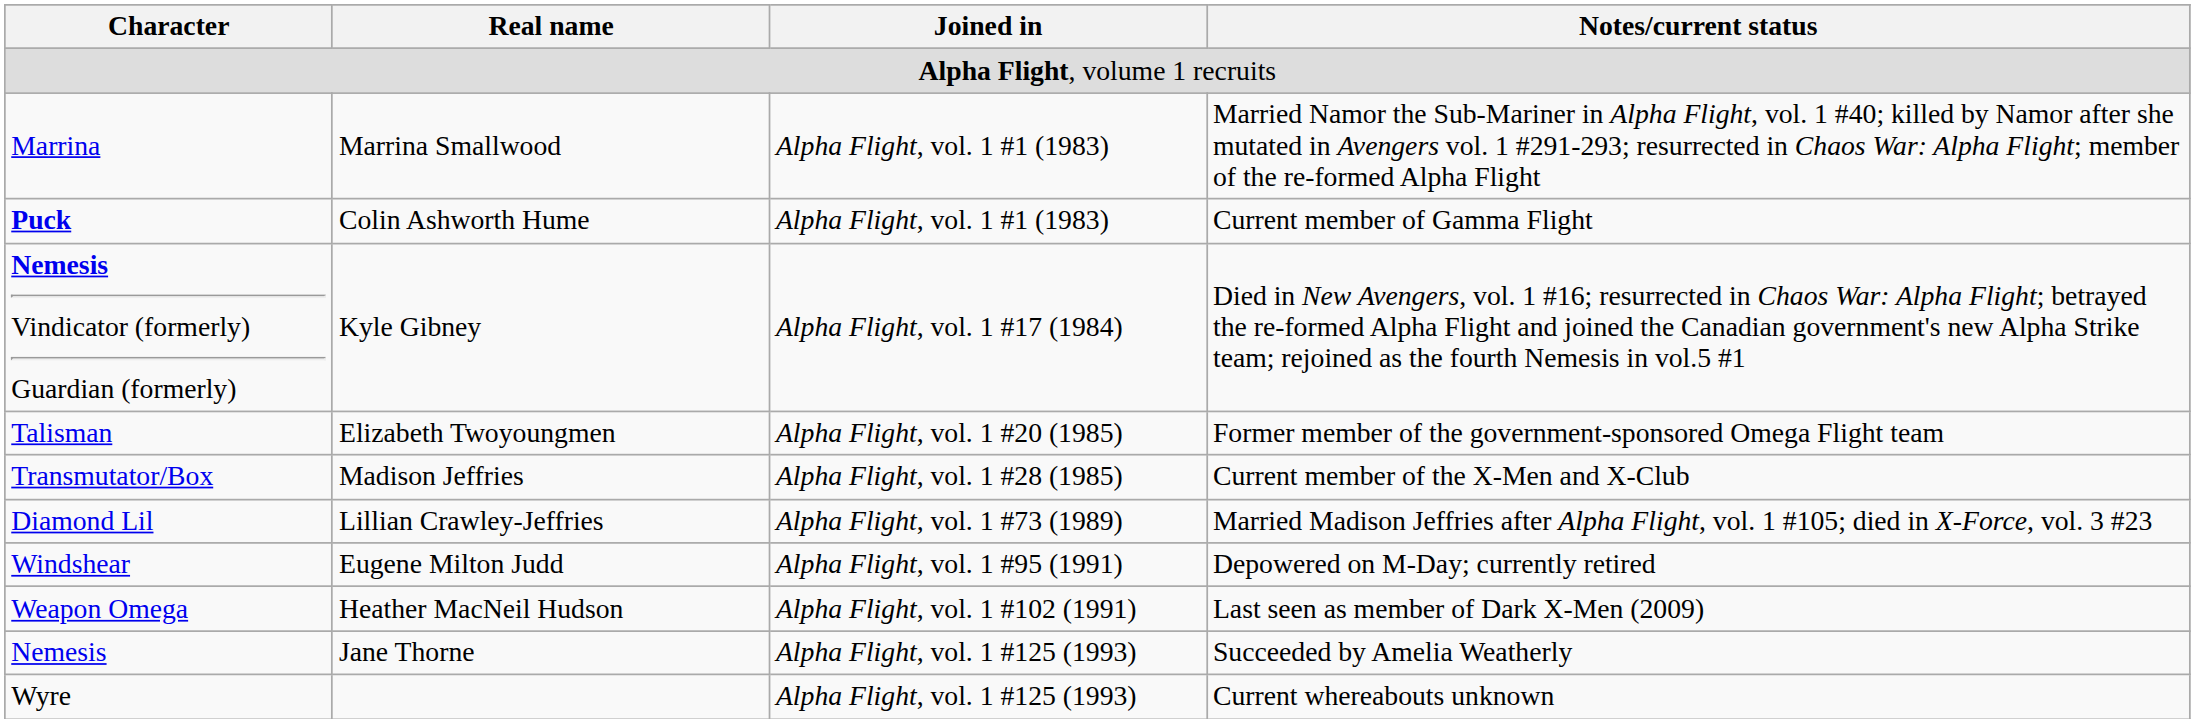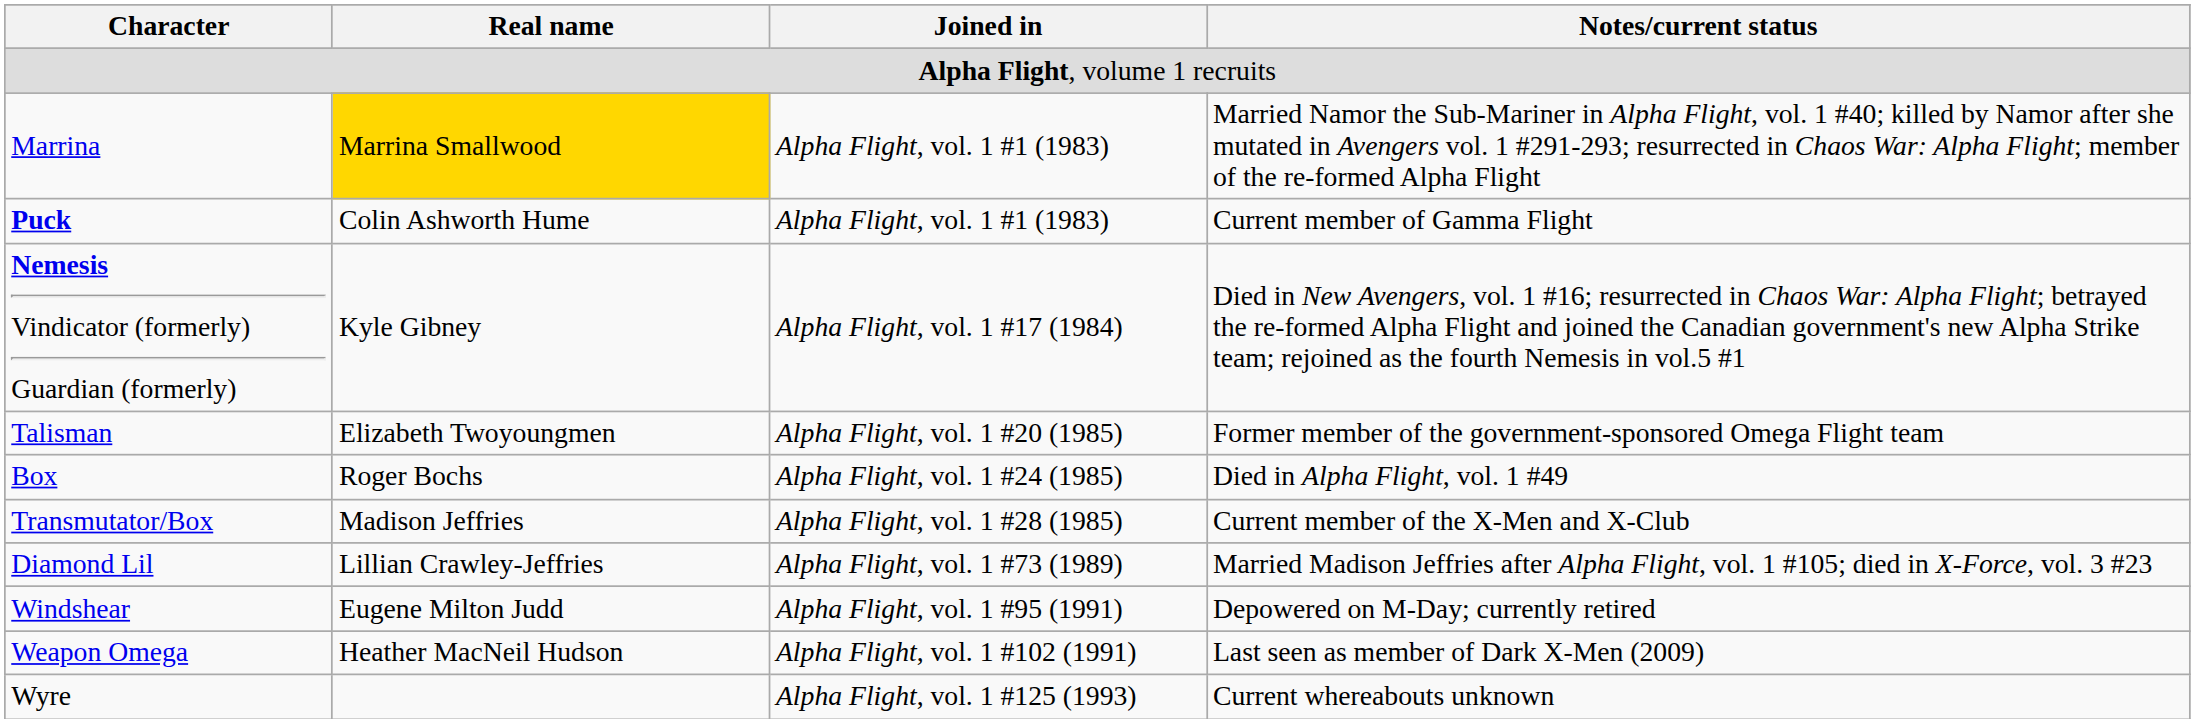(450, 145) no background -> (450, 145) gold background
+ row: (34, 476)
- row: (59, 652)
